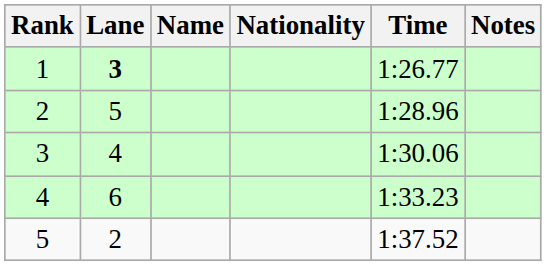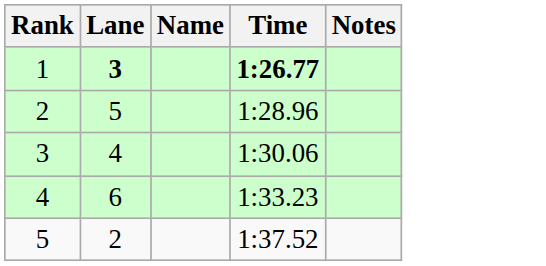- column: (301, 25)
(418, 68) normal -> (278, 68) bold
